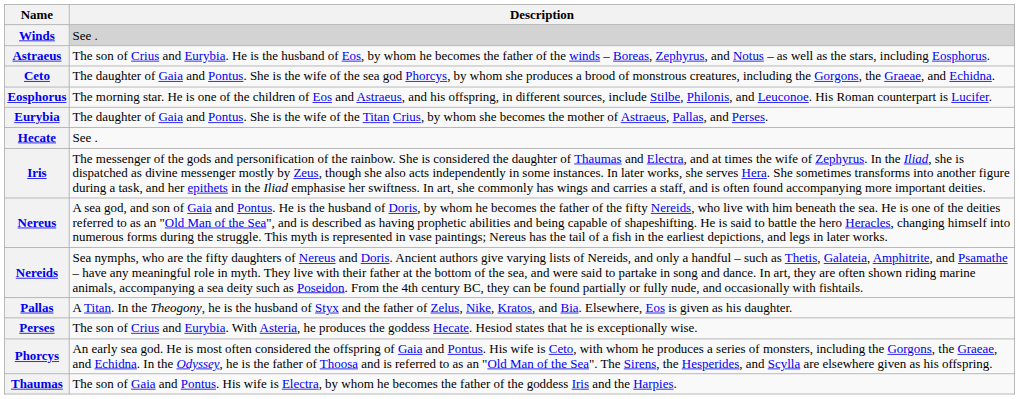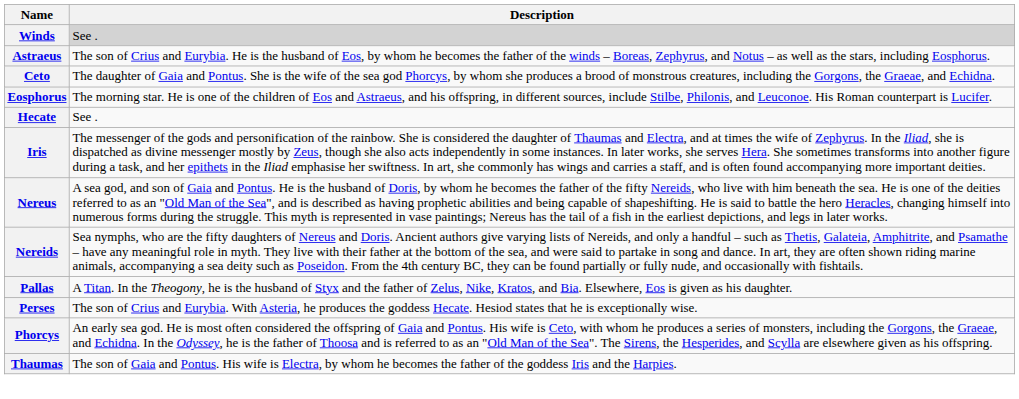- row: (37, 117)
